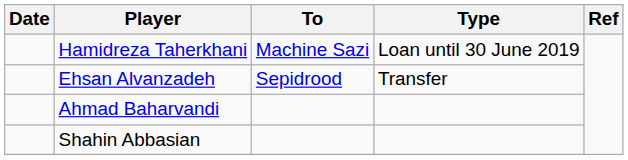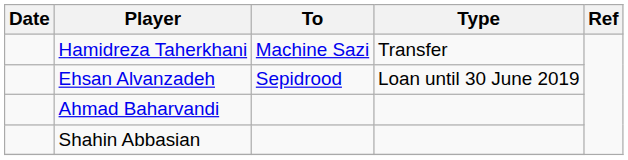(479, 49) Loan until 30 June 2019 -> (413, 49) Transfer
(413, 79) Transfer -> (479, 79) Loan until 30 June 2019
